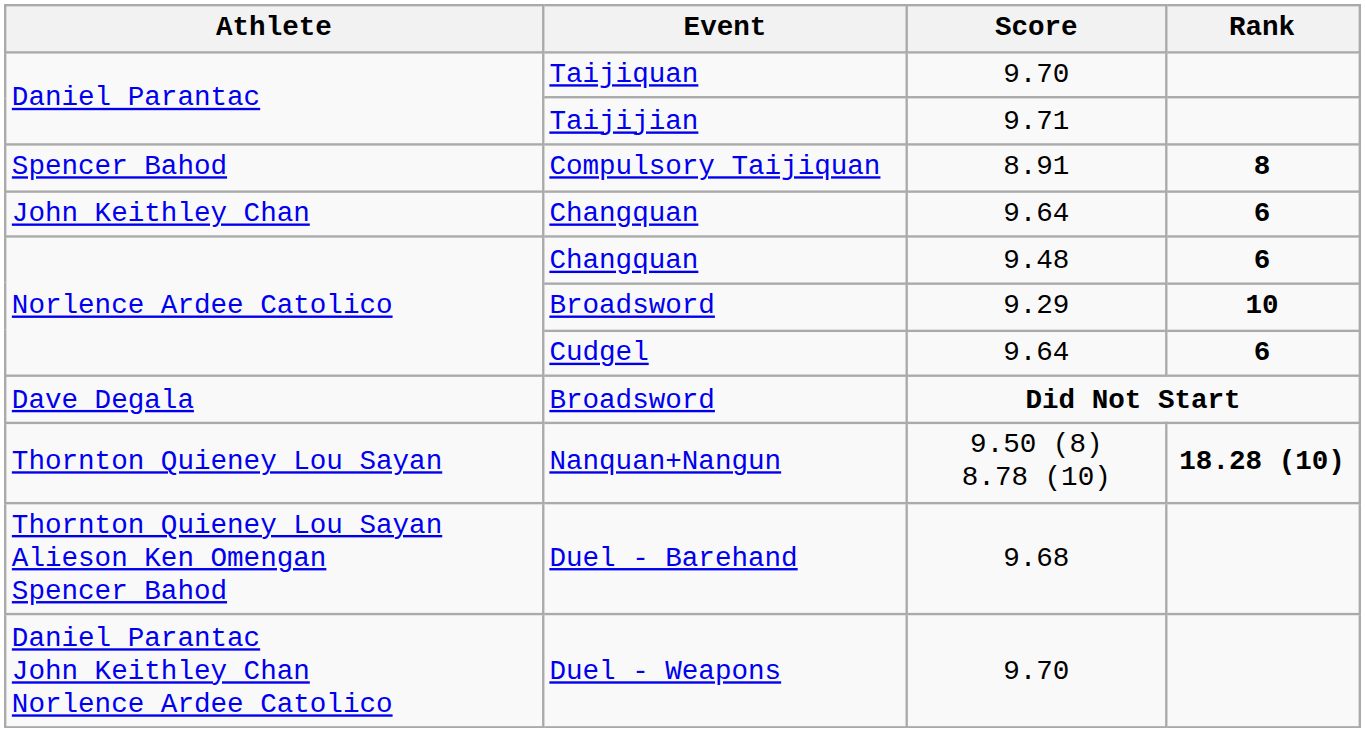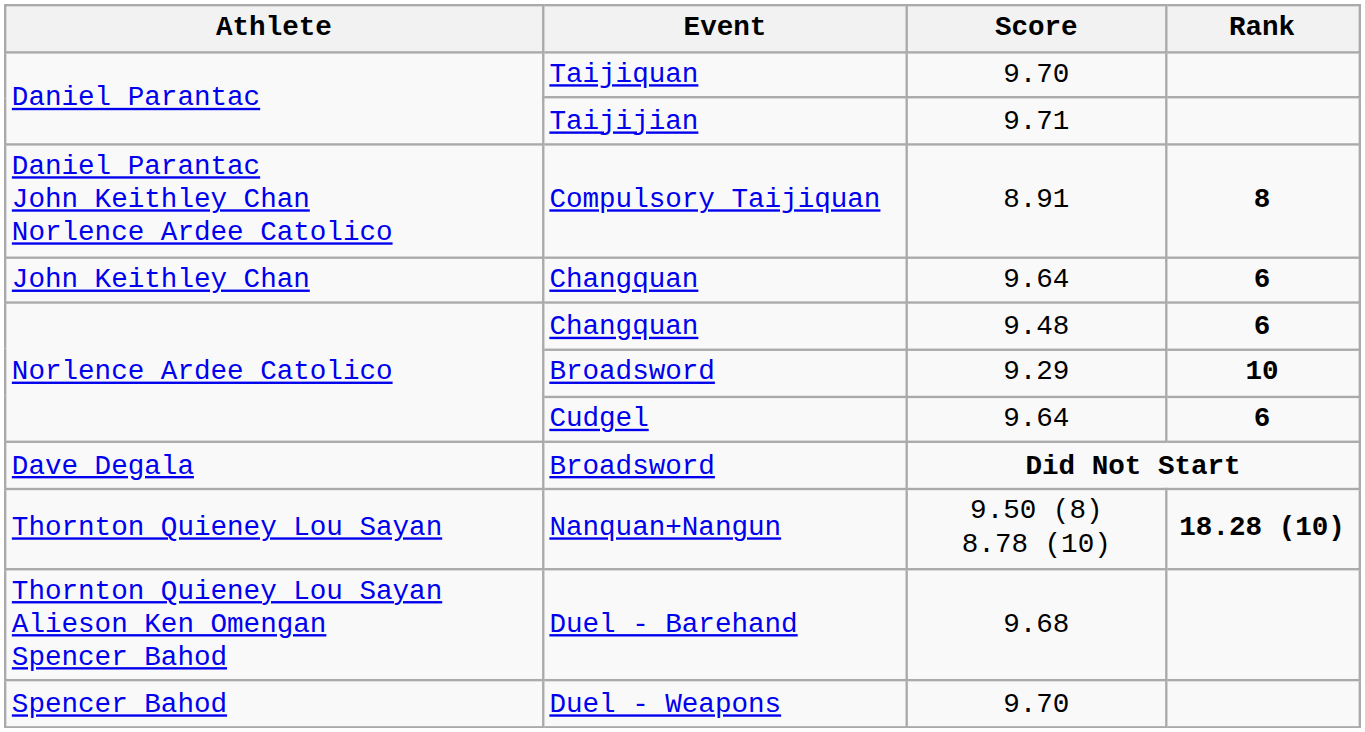(119, 167) Spencer Bahod -> (202, 200) Daniel Parantac John Keithley Chan Norlence Ardee Catolico
(202, 670) Daniel Parantac John Keithley Chan Norlence Ardee Catolico -> (119, 704) Spencer Bahod
